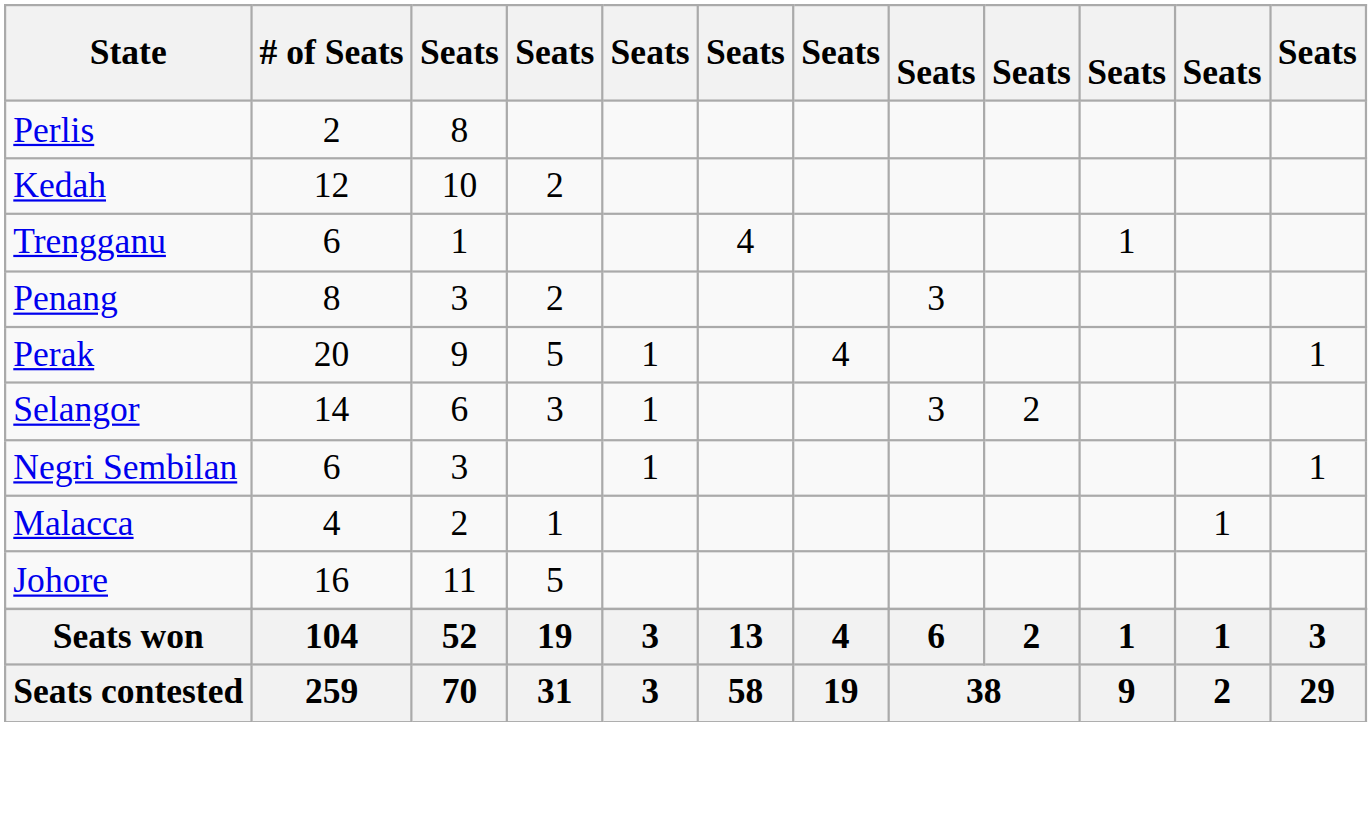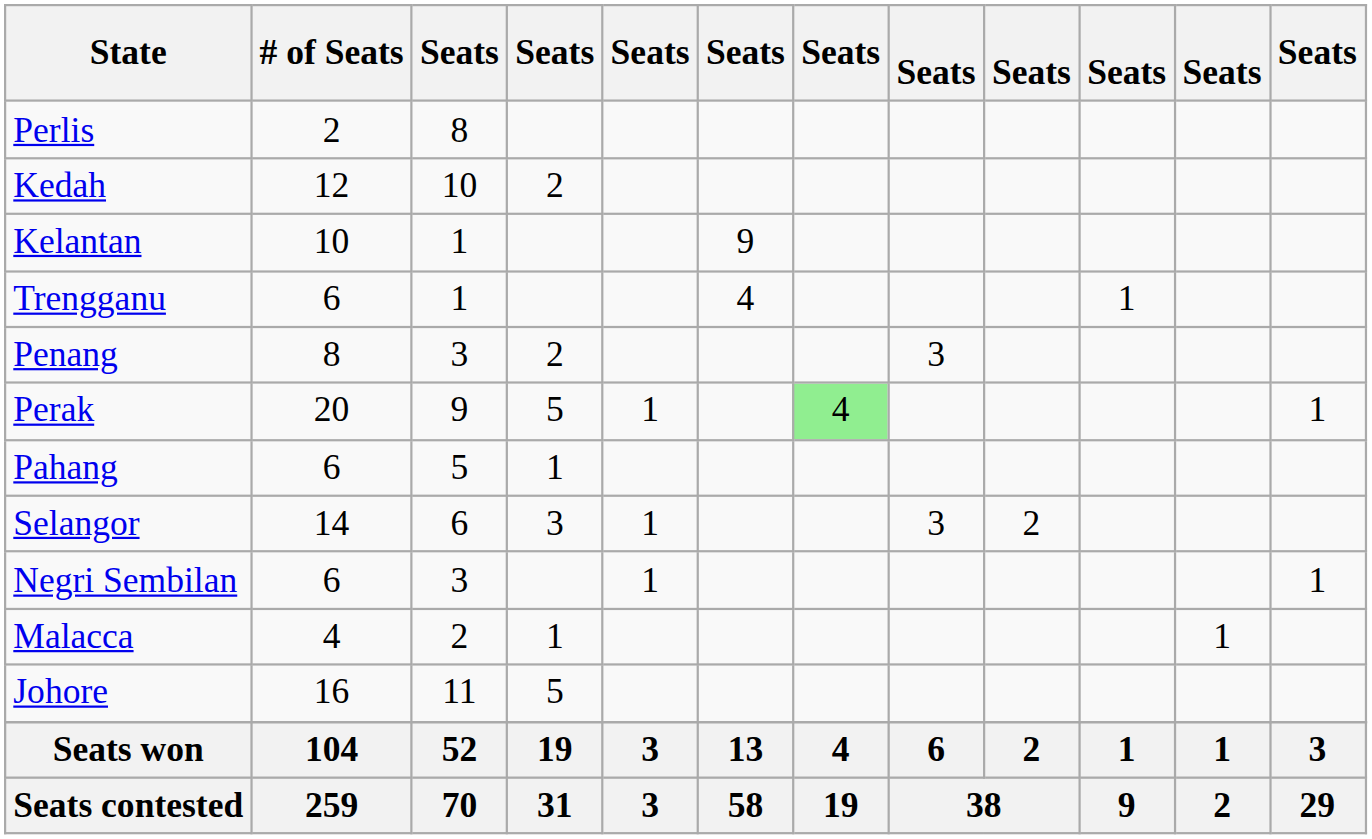+ row: (77, 241)
(841, 354) no background -> (841, 410) lightgreen background
+ row: (66, 466)
